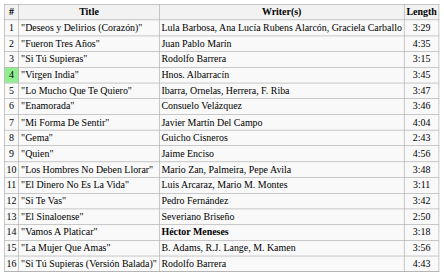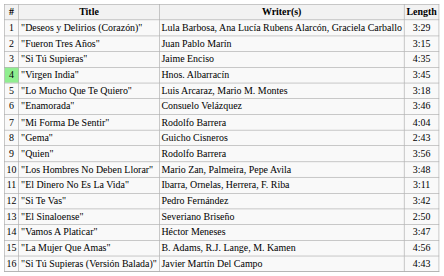(422, 43) 4:35 -> (422, 43) 3:15
(194, 59) Rodolfo Barrera -> (188, 59) Jaime Enciso
(422, 59) 3:15 -> (422, 59) 4:35
(225, 91) Ibarra, Ornelas, Herrera, F. Riba -> (225, 91) Luis Arcaraz, Mario M. Montes
(422, 91) 3:47 -> (422, 91) 3:18
(212, 122) Javier Martín Del Campo -> (194, 122) Rodolfo Barrera
(188, 153) Jaime Enciso -> (194, 153) Rodolfo Barrera
(422, 153) 4:56 -> (422, 153) 3:56
(225, 185) Luis Arcaraz, Mario M. Montes -> (225, 185) Ibarra, Ornelas, Herrera, F. Riba
(195, 232) bold -> (194, 232) normal
(422, 232) 3:18 -> (422, 232) 3:47
(422, 248) 3:56 -> (422, 248) 4:56
(194, 264) Rodolfo Barrera -> (212, 264) Javier Martín Del Campo
